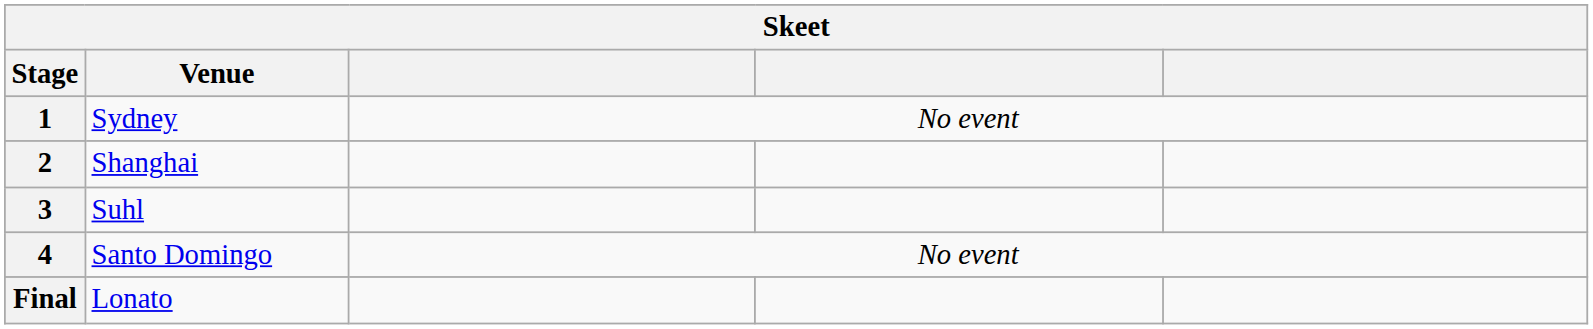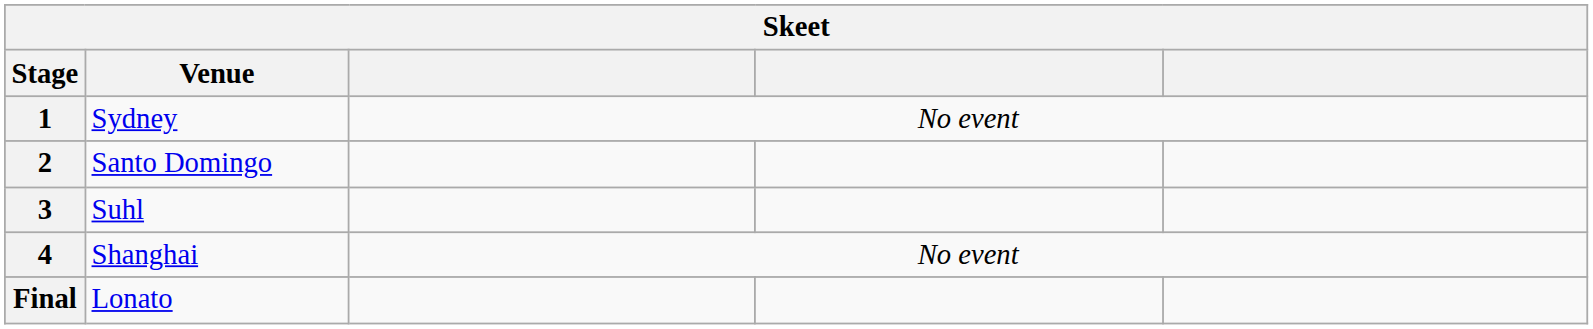(145, 163) Shanghai -> (182, 163) Santo Domingo
(182, 254) Santo Domingo -> (145, 254) Shanghai
